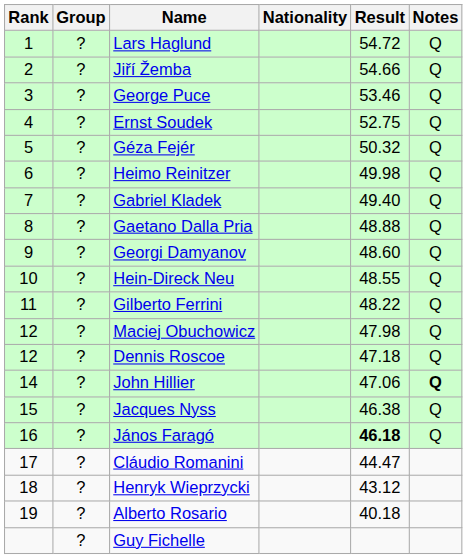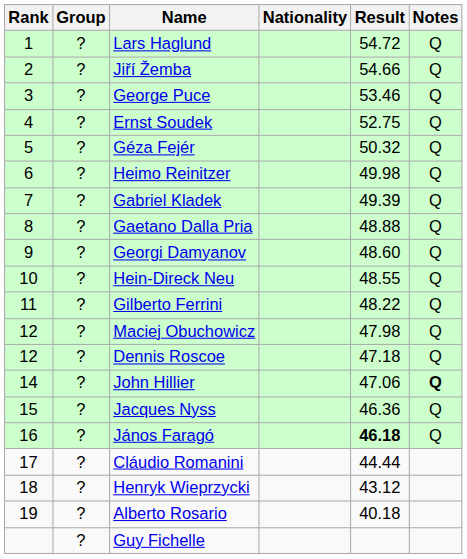(380, 200) 49.40 -> (380, 200) 49.39
(380, 409) 46.38 -> (380, 409) 46.36
(380, 461) 44.47 -> (380, 461) 44.44
